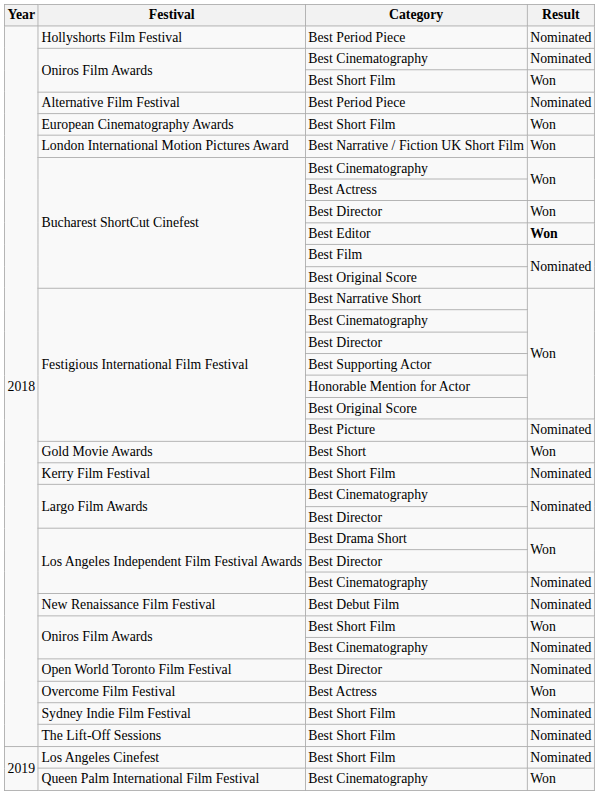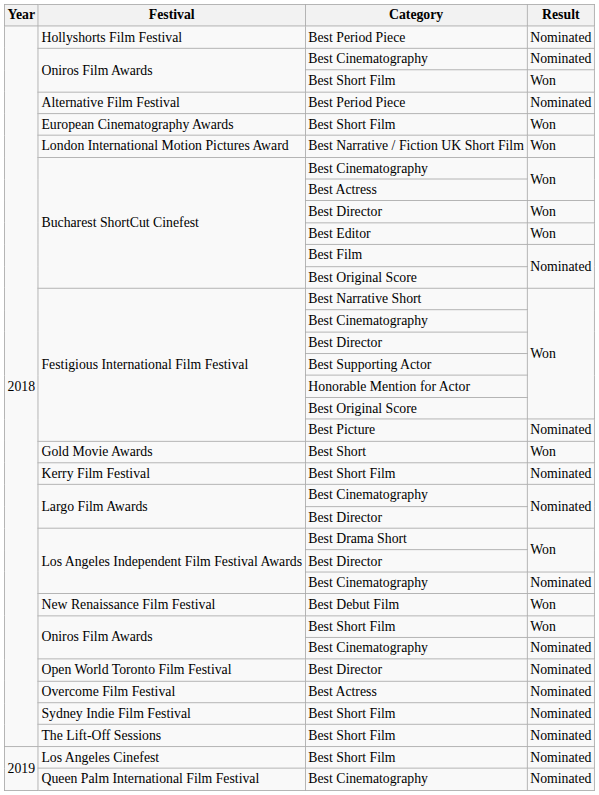(544, 233) bold -> (543, 233) normal
(561, 604) Nominated -> (543, 604) Won
(543, 691) Won -> (561, 691) Nominated
(543, 779) Won -> (561, 779) Nominated
